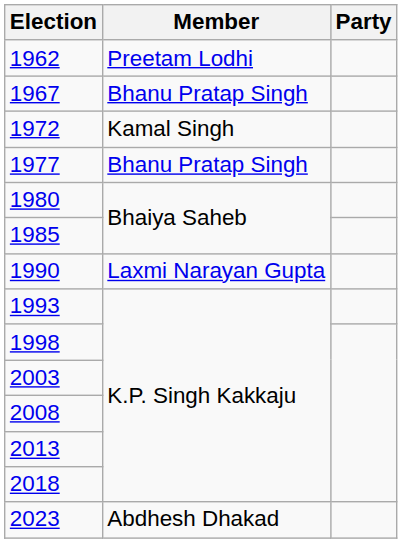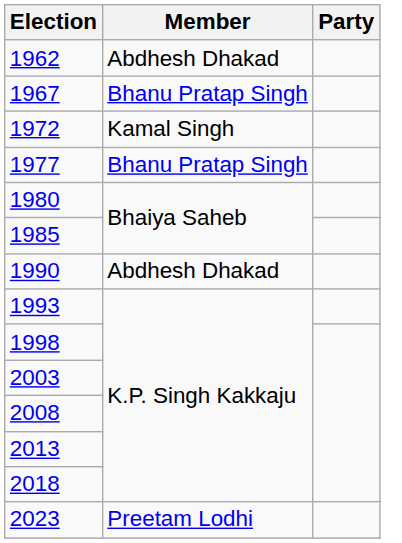(180, 57) Preetam Lodhi -> (193, 57) Abdhesh Dhakad
(216, 270) Laxmi Narayan Gupta -> (193, 270) Abdhesh Dhakad
(193, 519) Abdhesh Dhakad -> (180, 519) Preetam Lodhi
